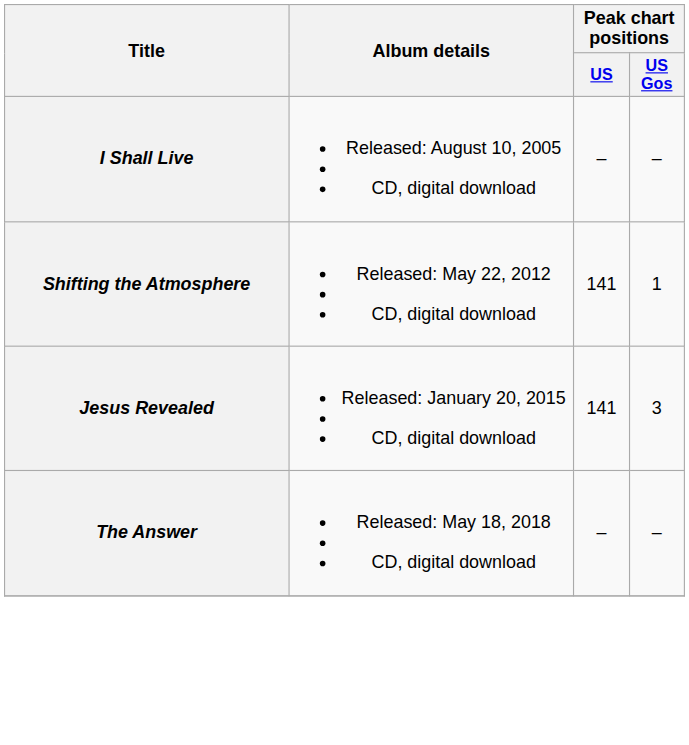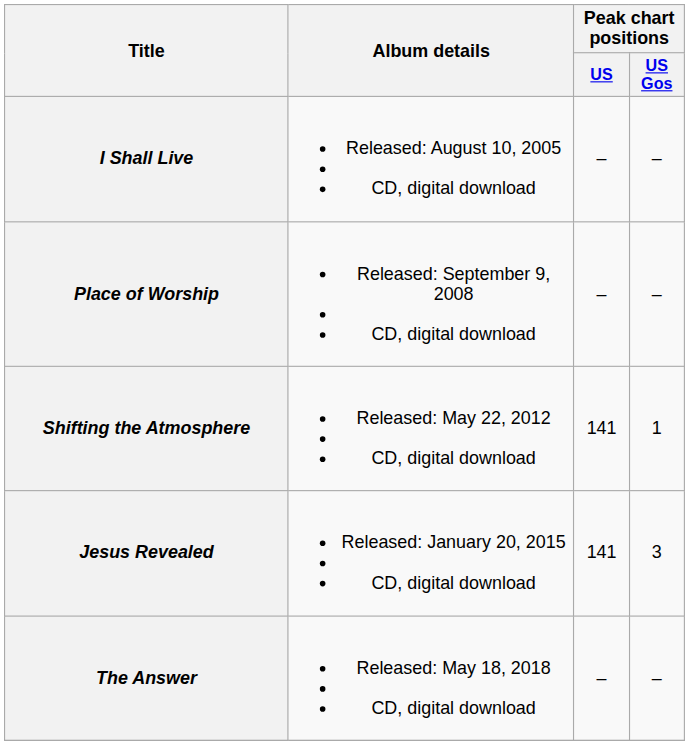+ row: (146, 293)
